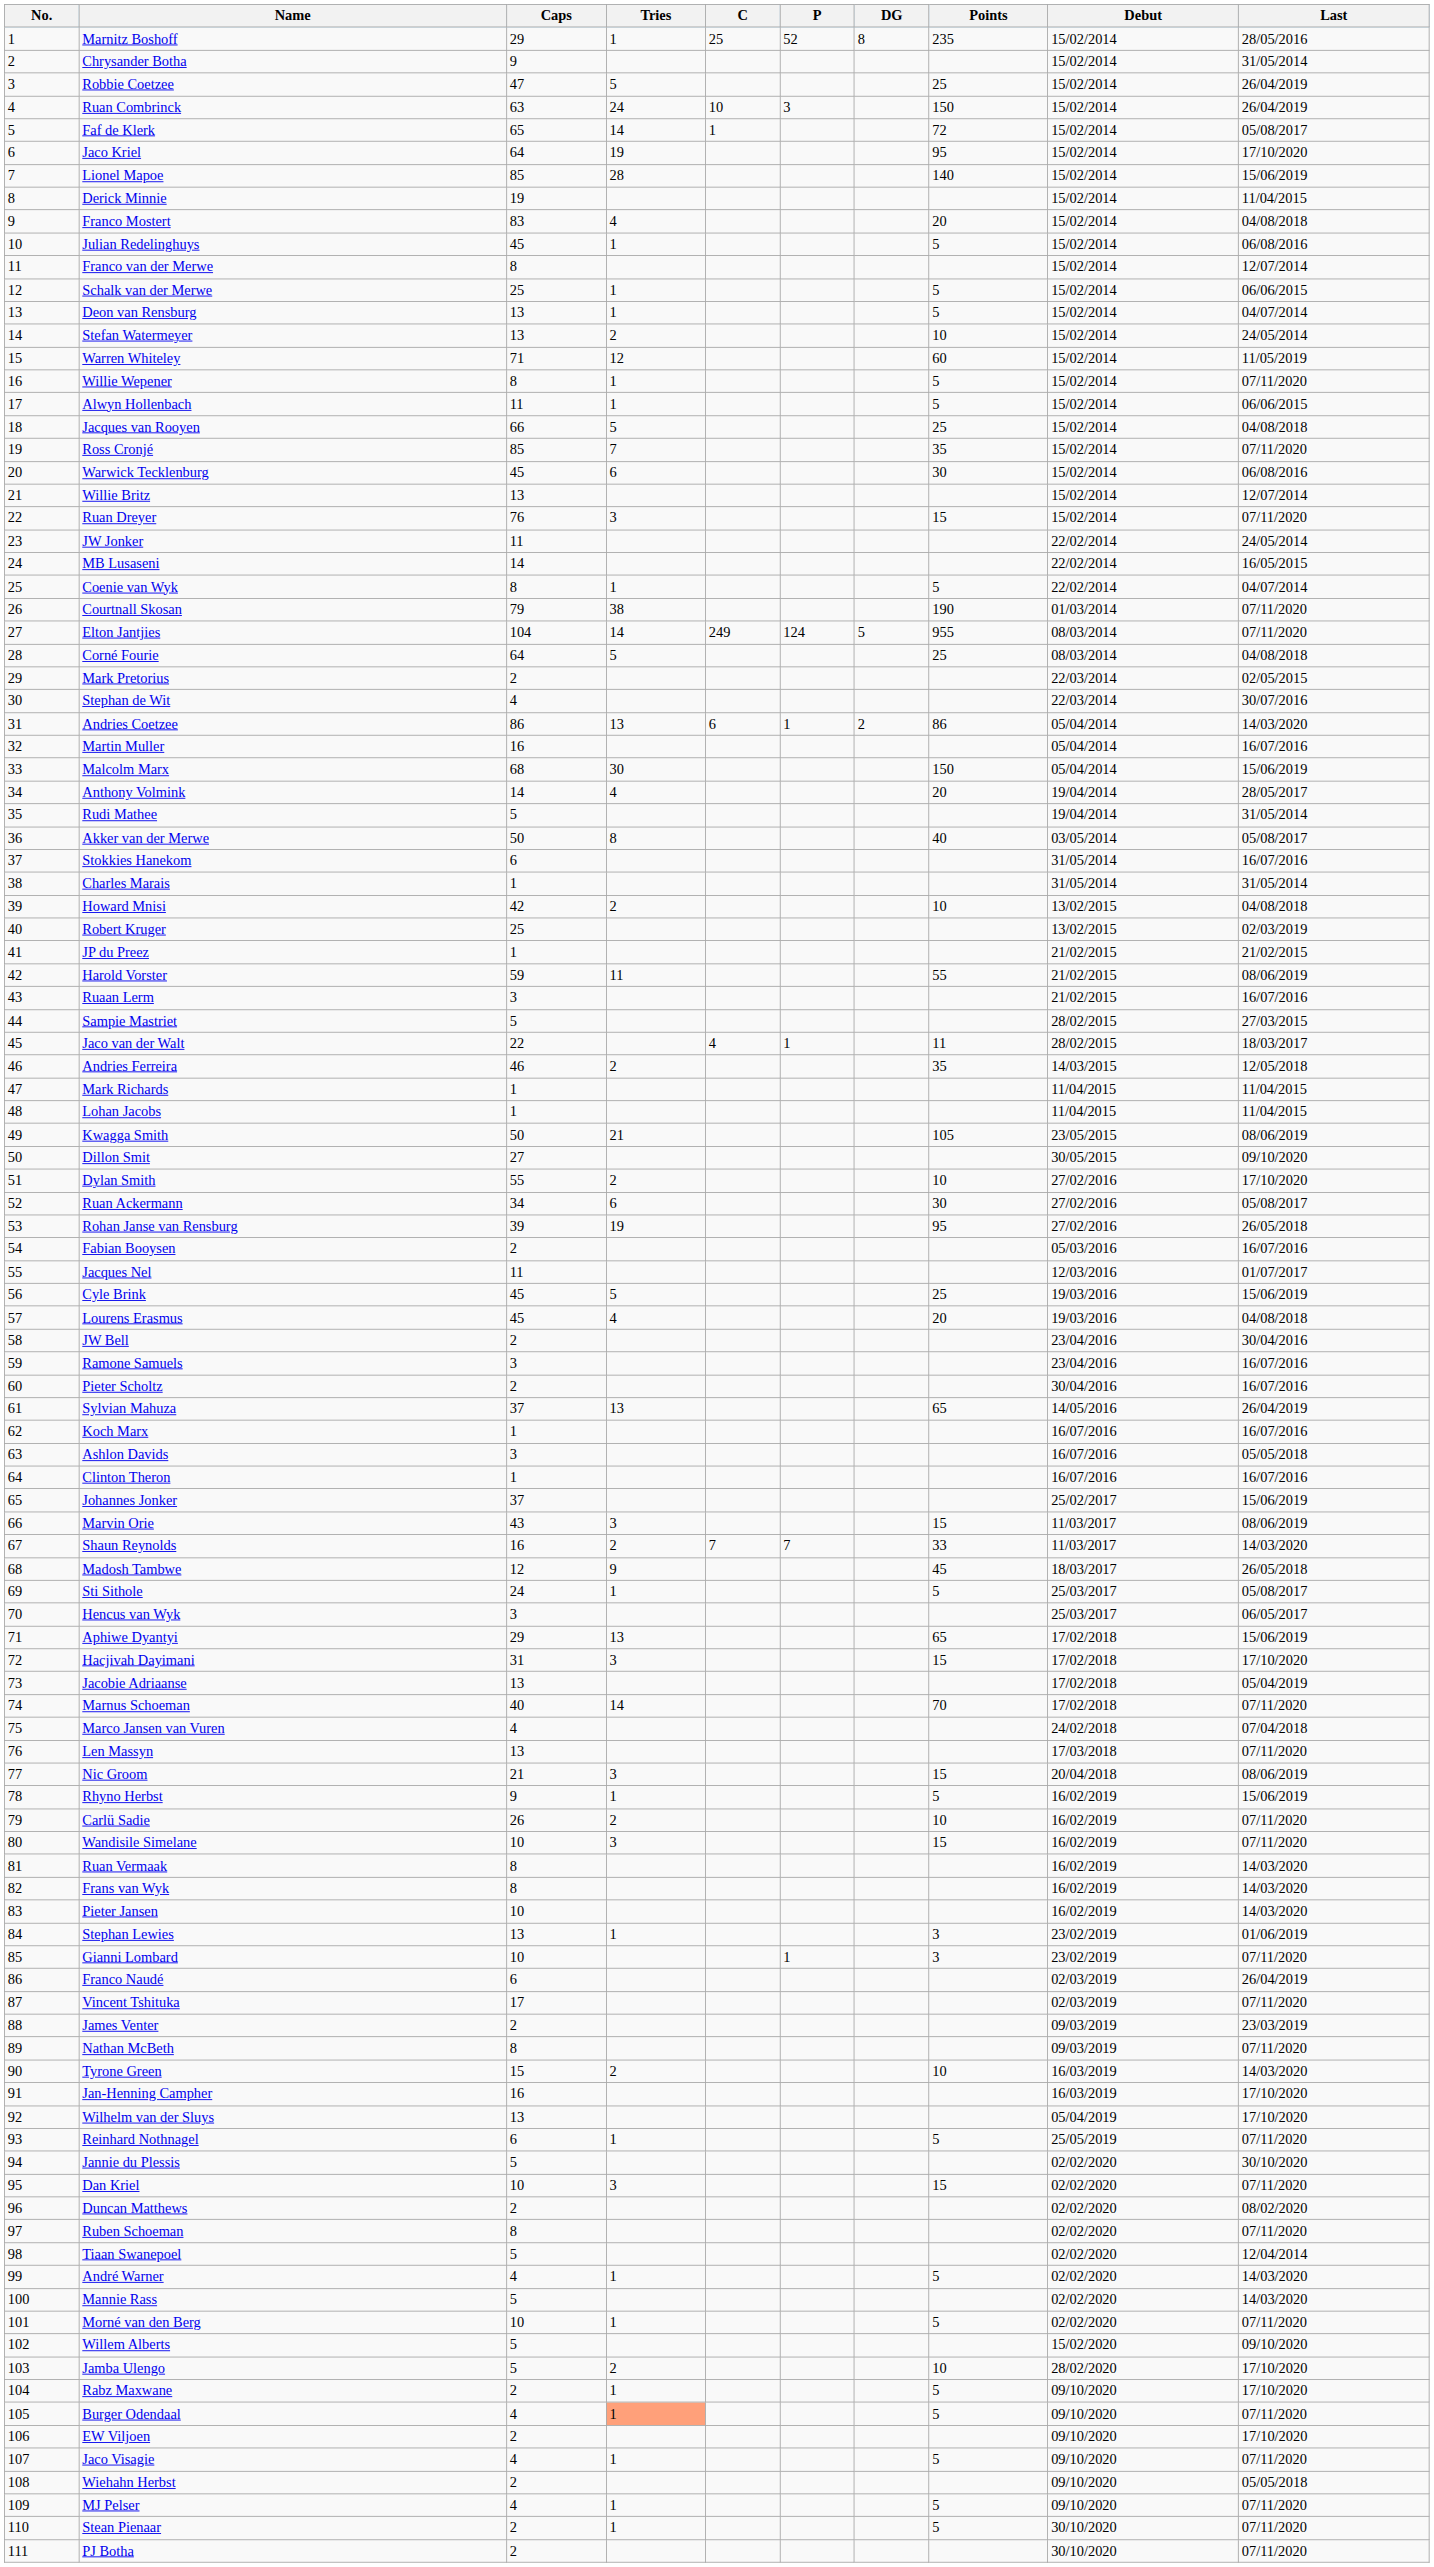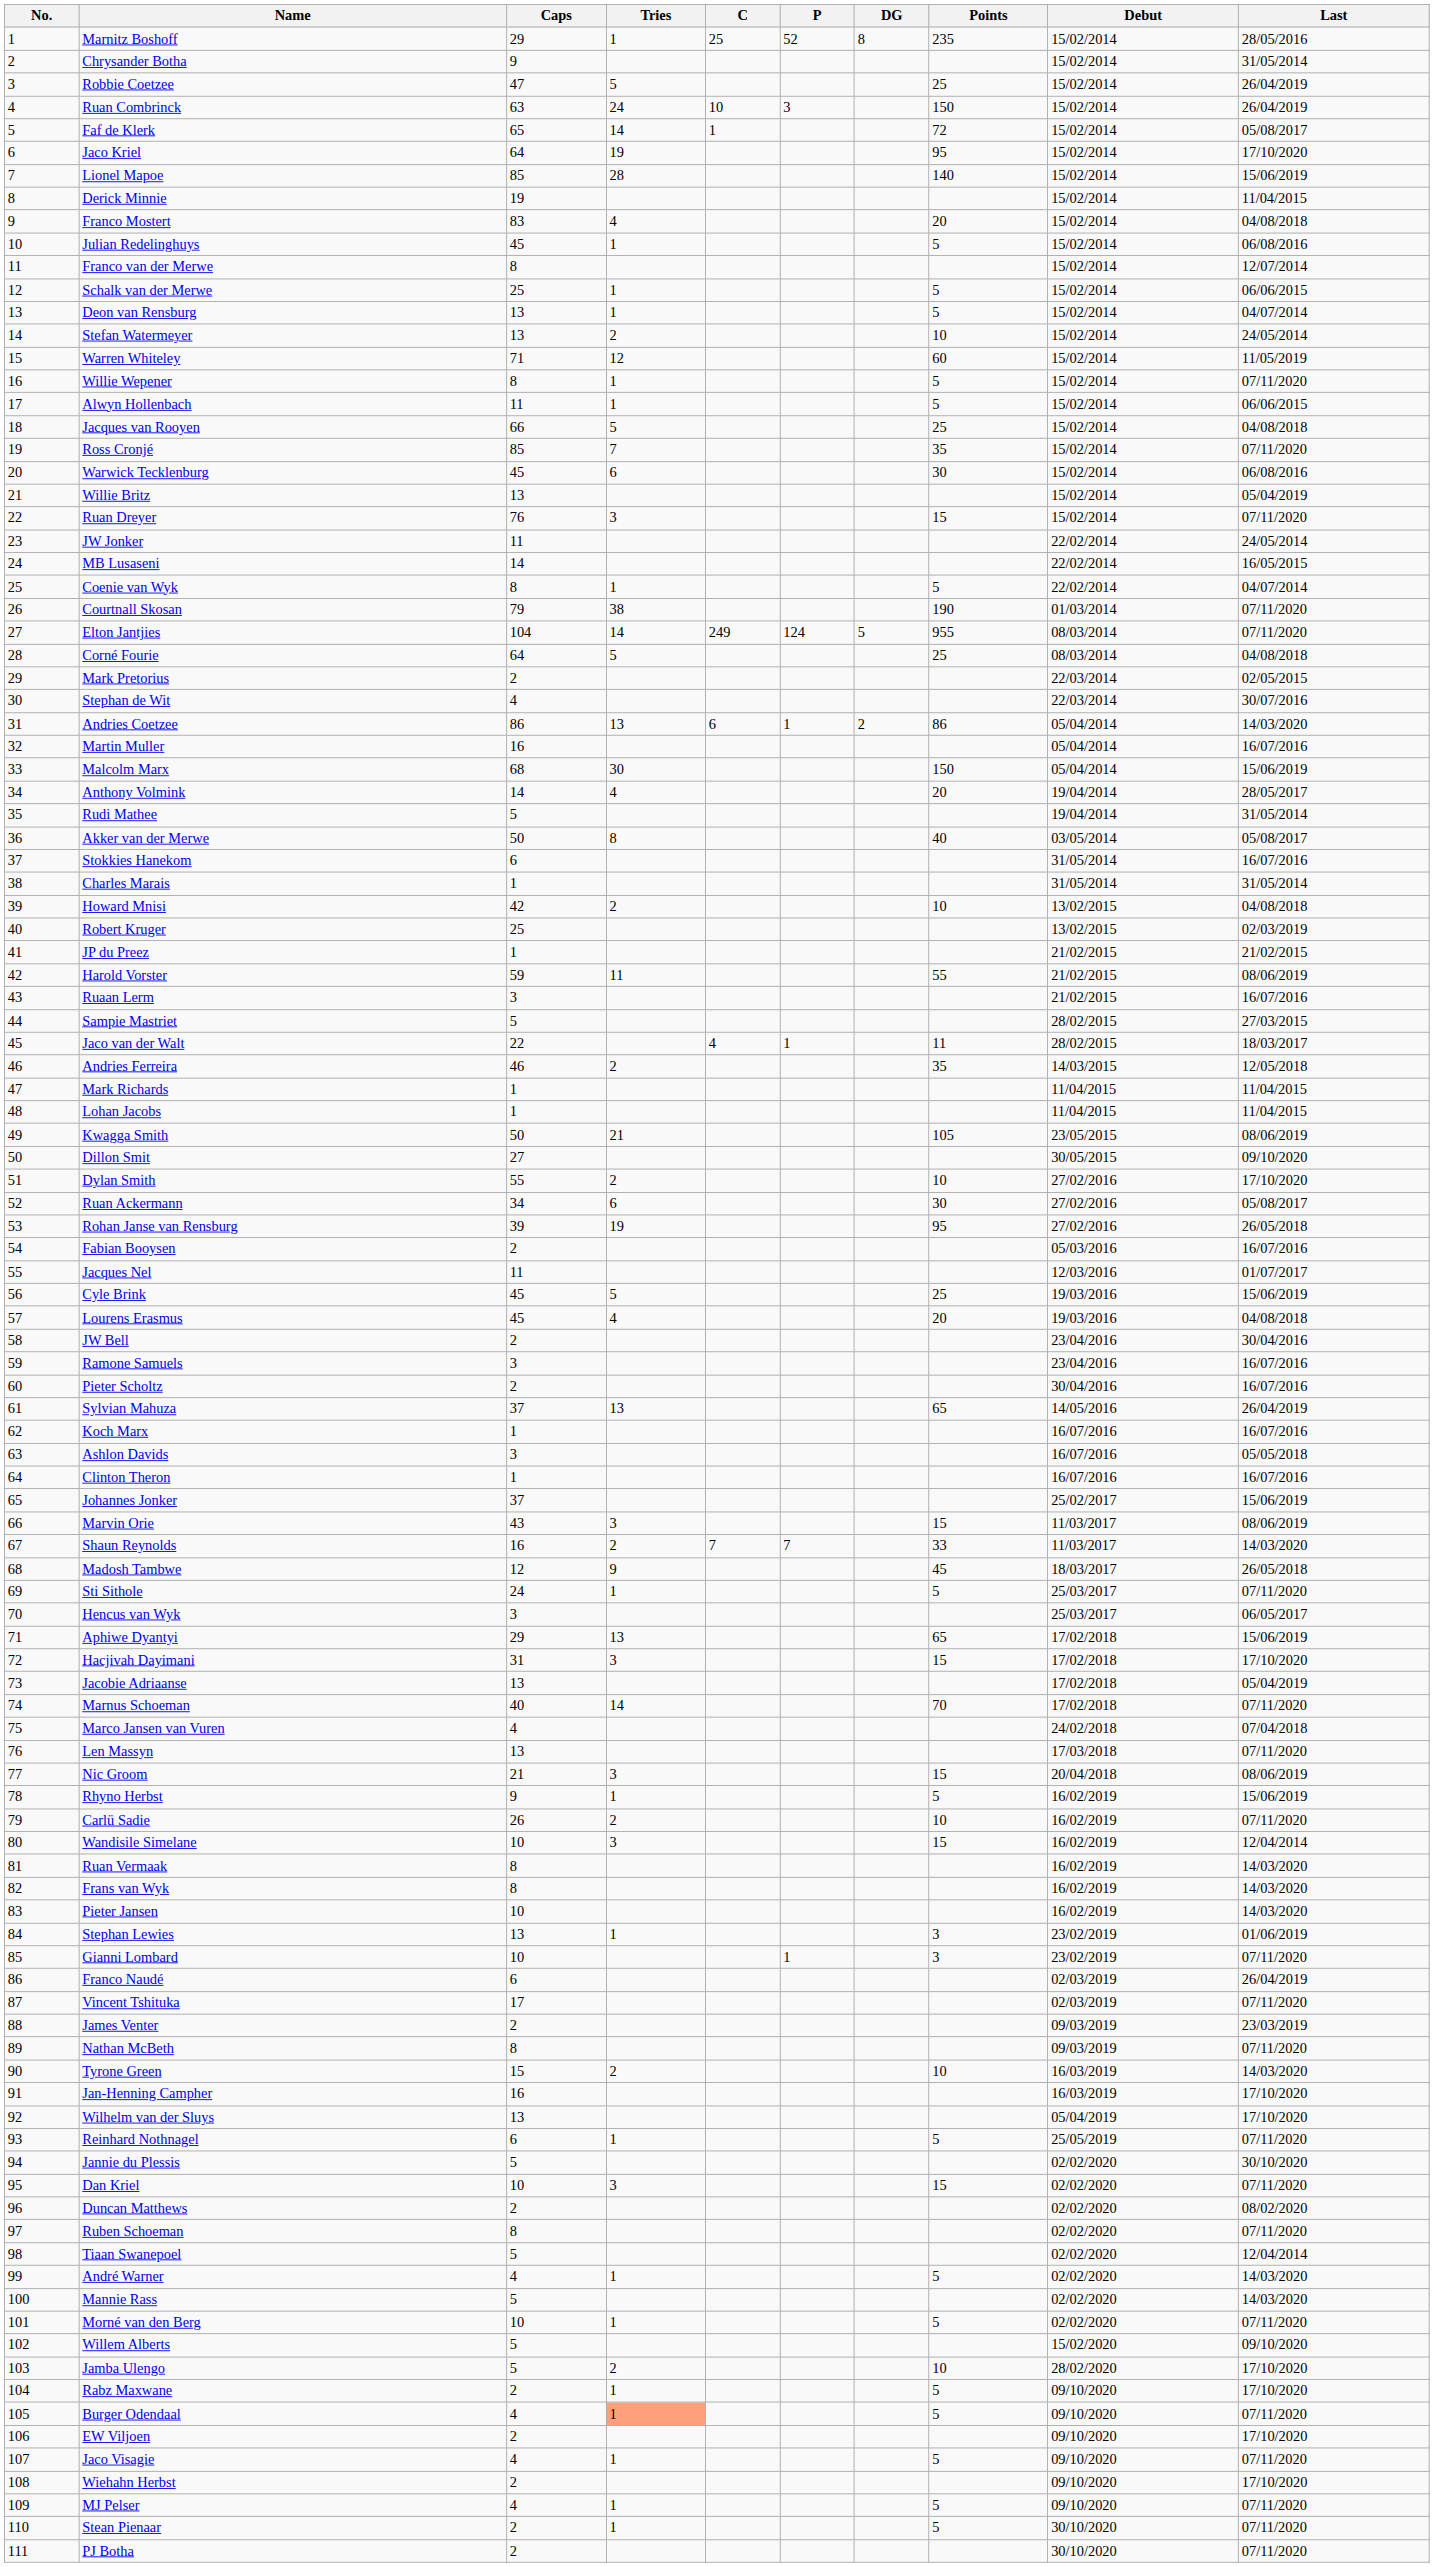(1275, 495) 12/07/2014 -> (1275, 495) 05/04/2019
(1275, 1591) 05/08/2017 -> (1274, 1591) 07/11/2020
(1274, 1842) 07/11/2020 -> (1275, 1842) 12/04/2014
(1275, 2482) 05/05/2018 -> (1275, 2482) 17/10/2020
